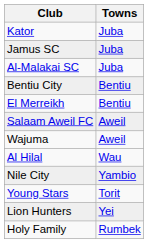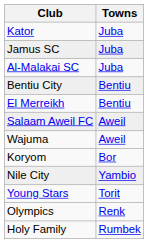- row: (25, 157)
+ row: (27, 157)
- row: (39, 211)
+ row: (30, 211)
